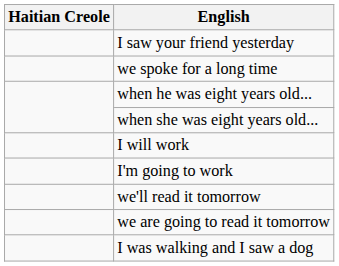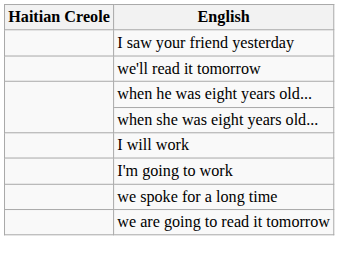rows swapped: (197, 68) <-> (189, 196)
- row: (215, 247)
